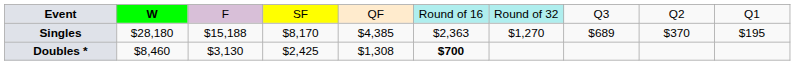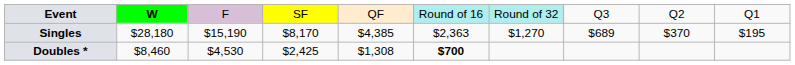(225, 33) $15,188 -> (225, 33) $15,190
(225, 51) $3,130 -> (225, 51) $4,530
